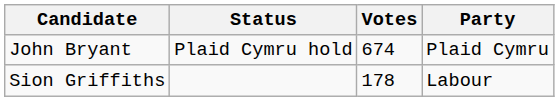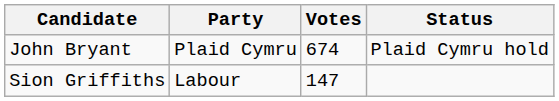columns swapped: (488, 20) <-> (263, 20)
(378, 80) 178 -> (322, 80) 147
